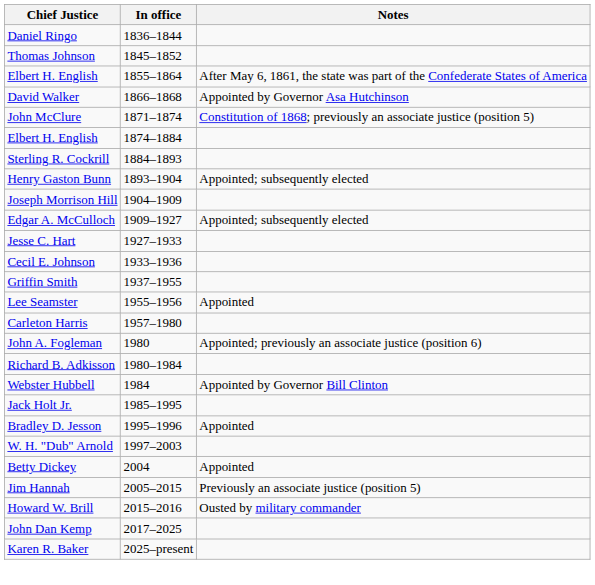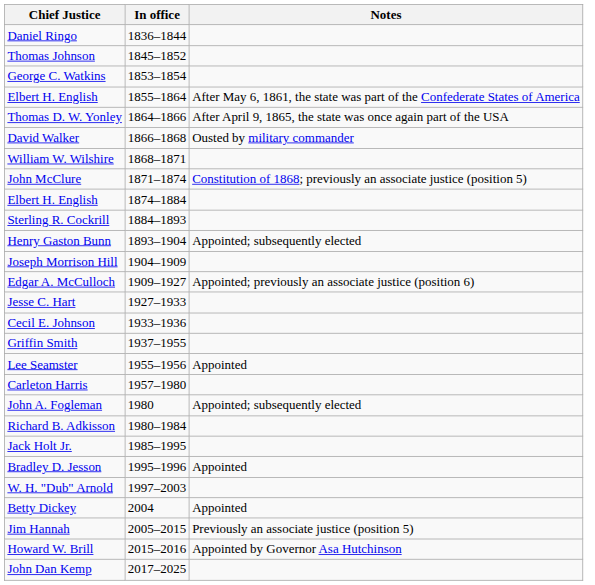+ row: (56, 76)
+ row: (65, 117)
(304, 96) Appointed by Governor Asa Hutchinson -> (273, 138) Ousted by military commander
+ row: (61, 158)
(284, 220) Appointed; subsequently elected -> (333, 281) Appointed; previously an associate justice (position 6)
(340, 343) Appointed; previously an associate justice (position 6) -> (277, 405) Appointed; subsequently elected
- row: (51, 384)
(280, 508) Ousted by military commander -> (297, 549) Appointed by Governor Asa Hutchinson
- row: (48, 549)
